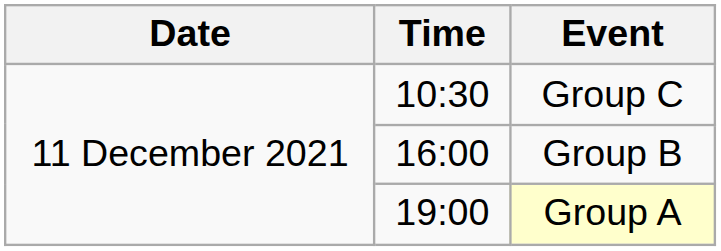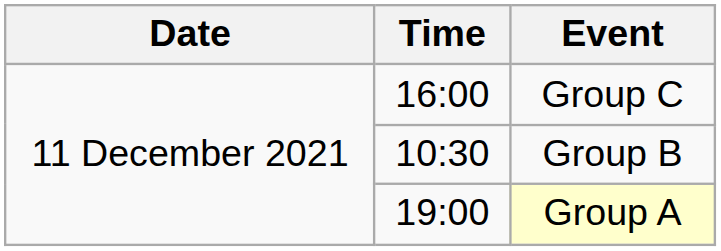(442, 93) 10:30 -> (442, 93) 16:00
(442, 153) 16:00 -> (442, 153) 10:30
